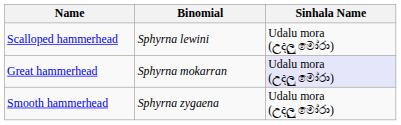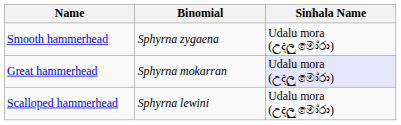rows swapped: (62, 39) <-> (58, 103)
